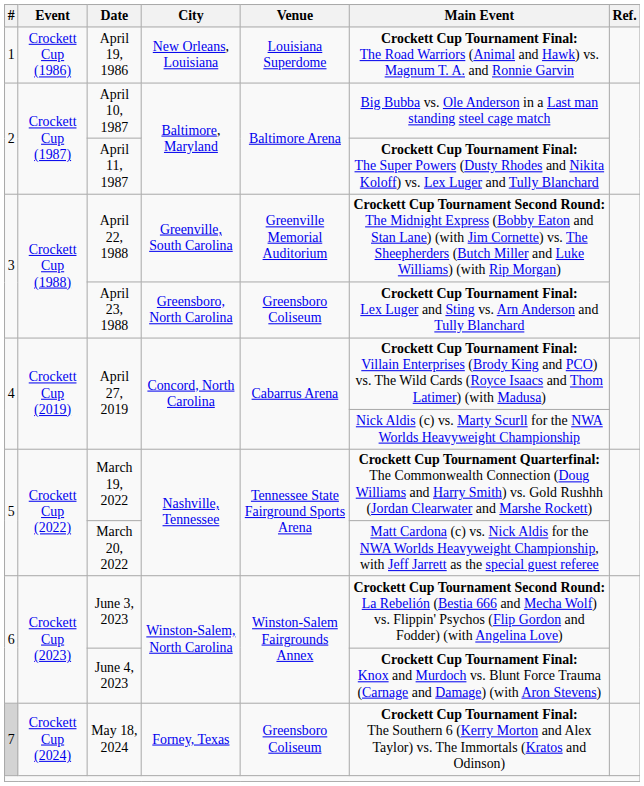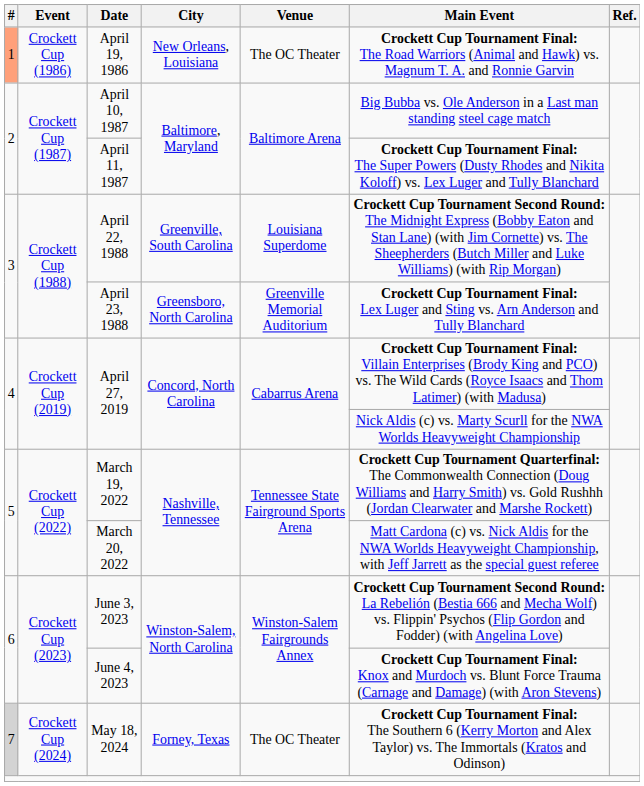(11, 54) no background -> (11, 54) lightsalmon background
(295, 54) Louisiana Superdome -> (295, 54) The OC Theater
(295, 237) Greenville Memorial Auditorium -> (295, 237) Louisiana Superdome
(295, 309) Greensboro Coliseum -> (295, 309) Greenville Memorial Auditorium
(295, 738) Greensboro Coliseum -> (295, 738) The OC Theater
